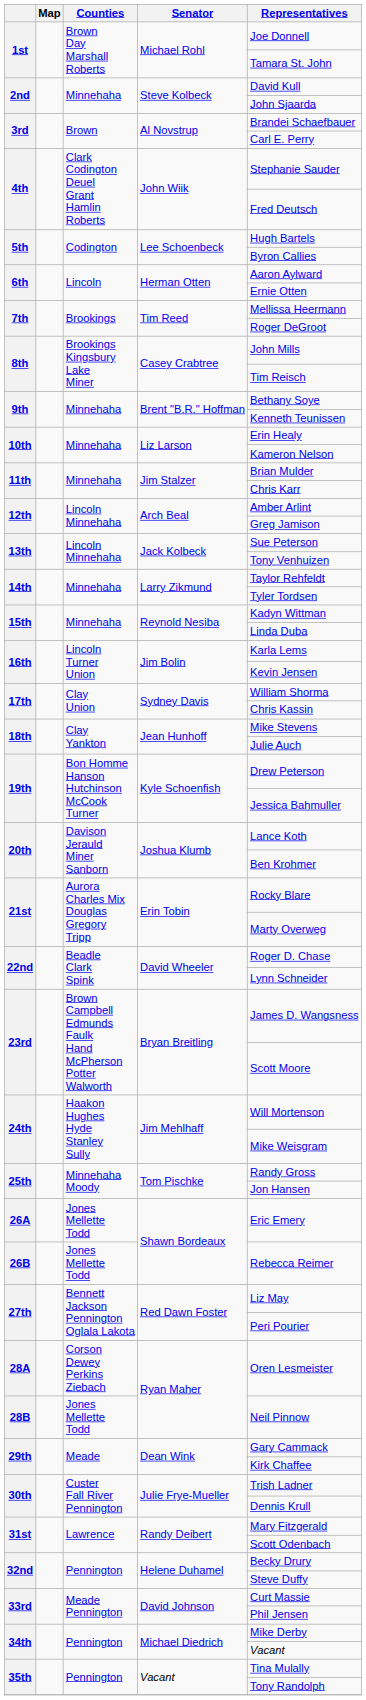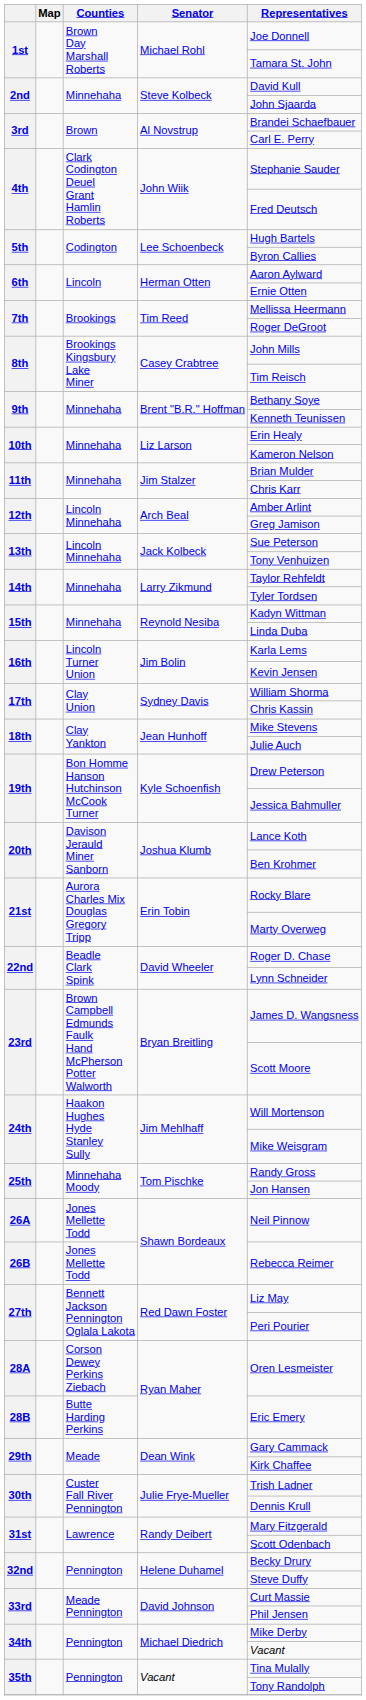(277, 1220) Eric Emery -> (280, 1220) Neil Pinnow
(85, 1417) Jones Mellette Todd -> (85, 1417) Butte Harding Perkins
(280, 1417) Neil Pinnow -> (277, 1417) Eric Emery
